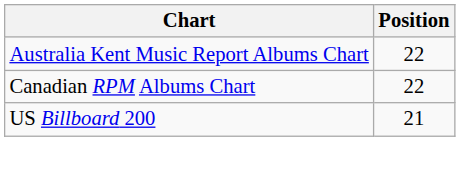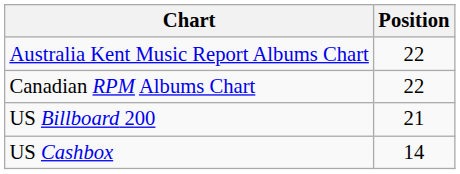+ row: (61, 151)
